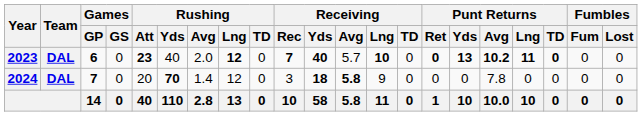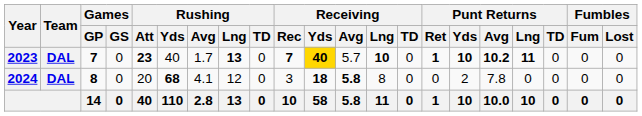(94, 57) 6 -> (94, 57) 7
(203, 57) 2.0 -> (203, 57) 1.7
(234, 57) 12 -> (234, 57) 13
(320, 57) no background -> (320, 57) gold background
(435, 57) 0 -> (435, 57) 1
(465, 57) 13 -> (465, 57) 10
(555, 57) bold -> (555, 57) normal
(94, 79) 7 -> (94, 79) 8
(172, 79) 70 -> (172, 79) 68
(203, 79) 1.4 -> (203, 79) 4.1
(382, 79) 9 -> (382, 79) 8
(465, 79) 0 -> (465, 79) 2
